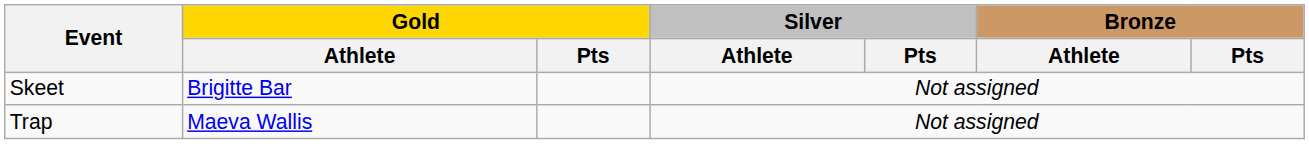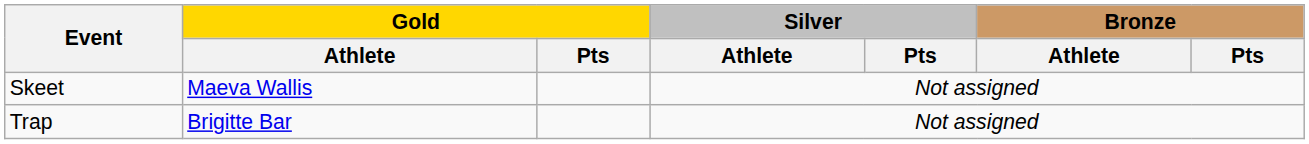(240, 89) Brigitte Bar -> (250, 89) Maeva Wallis
(250, 122) Maeva Wallis -> (240, 122) Brigitte Bar
